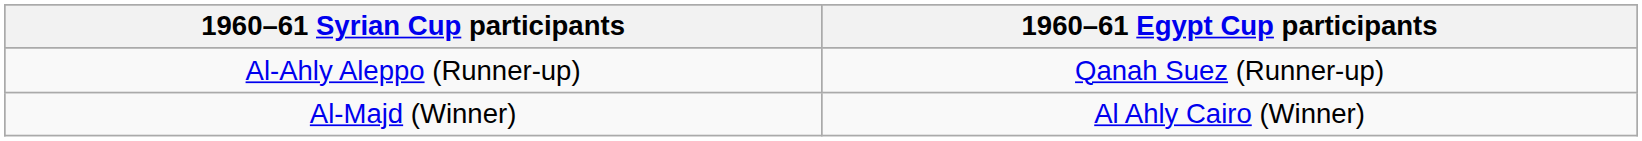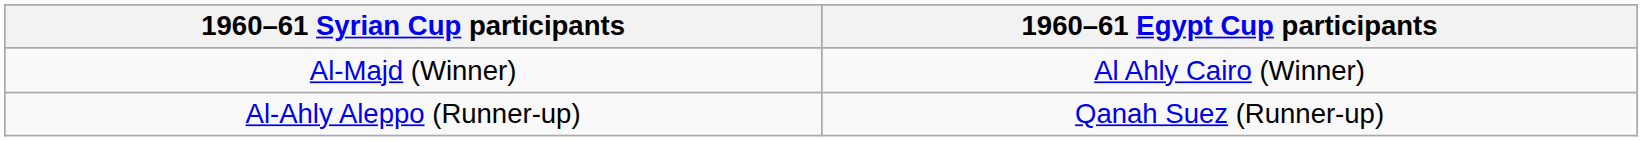rows swapped: (413, 113) <-> (413, 69)
